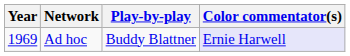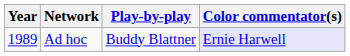(23, 39) 1969 -> (23, 39) 1989
